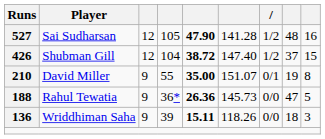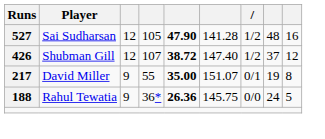(170, 55) 104 -> (152, 55) 107
(311, 55) 15 -> (292, 55) 12
(22, 76) 210 -> (22, 76) 217
(239, 96) 145.73 -> (220, 96) 145.75
(292, 96) 47 -> (273, 96) 24
- row: (89, 117)
